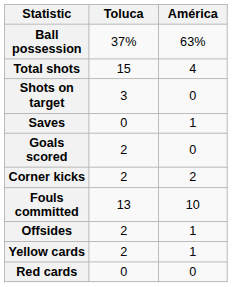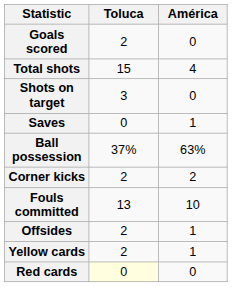rows swapped: (47, 150) <-> (47, 41)
(124, 271) no background -> (124, 271) lightyellow background
